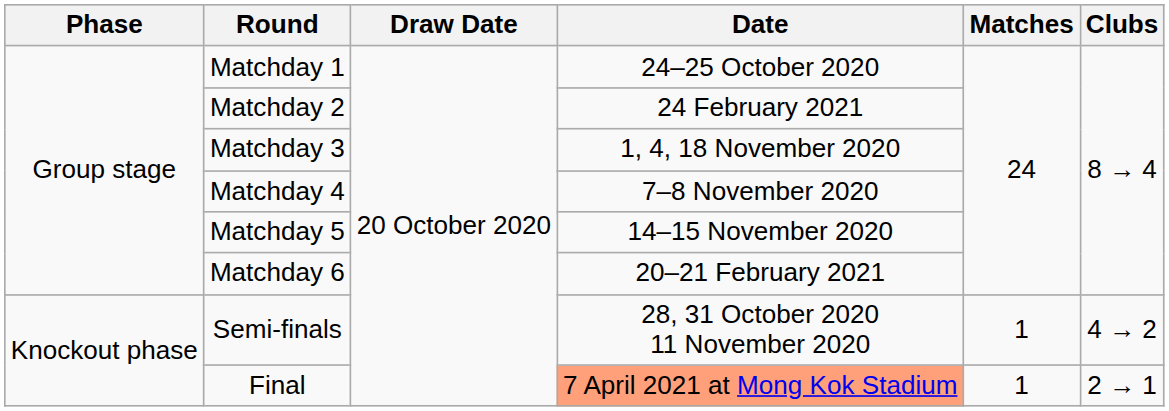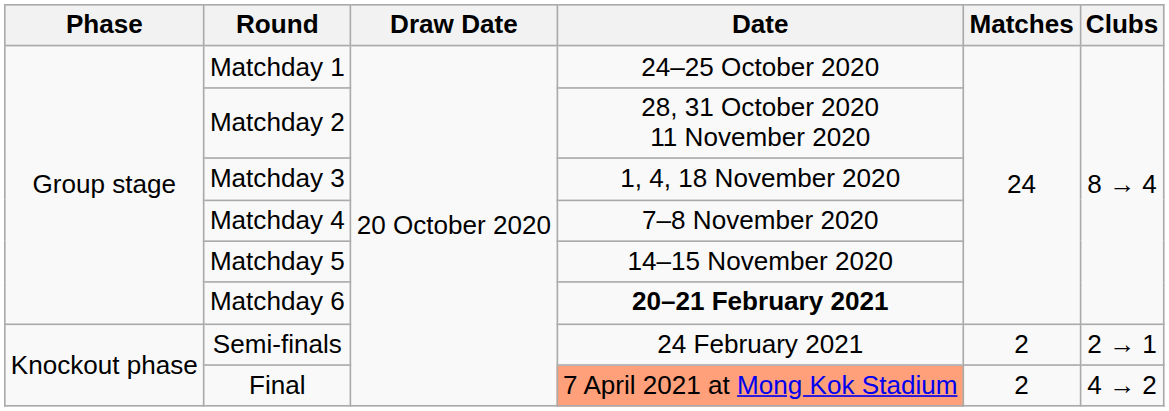(760, 107) 24 February 2021 -> (760, 122) 28, 31 October 2020 11 November 2020
(760, 273) normal -> (760, 302) bold
(760, 329) 28, 31 October 2020 11 November 2020 -> (760, 344) 24 February 2021
(1022, 329) 1 -> (1022, 344) 2
(1122, 329) 4 → 2 -> (1122, 344) 2 → 1
(1022, 385) 1 -> (1022, 385) 2
(1122, 385) 2 → 1 -> (1122, 385) 4 → 2
